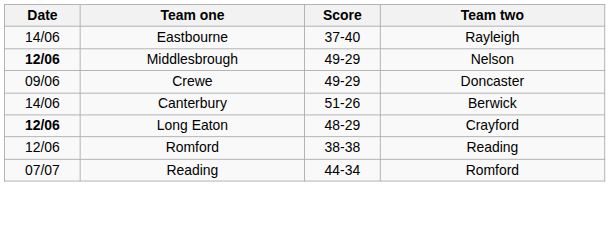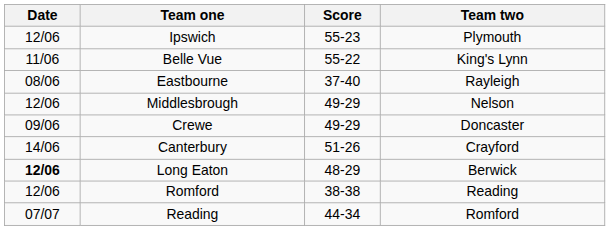+ row: (192, 37)
+ row: (192, 59)
(42, 37) 14/06 -> (42, 81) 08/06
(42, 59) bold -> (42, 103) normal
(492, 103) Berwick -> (492, 147) Crayford
(492, 125) Crayford -> (492, 170) Berwick
